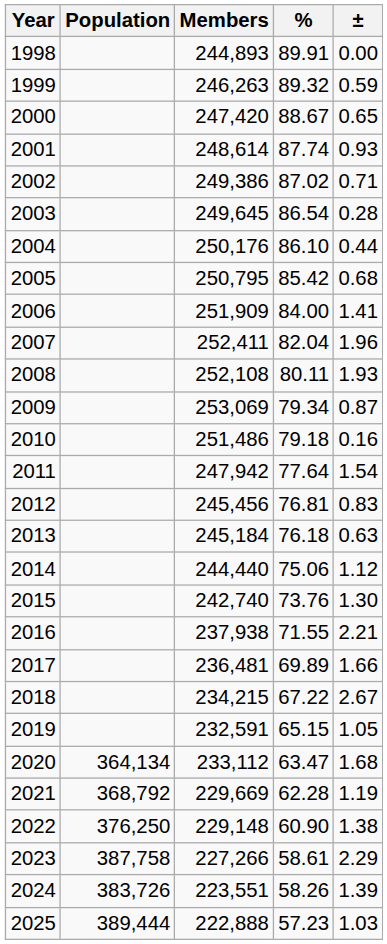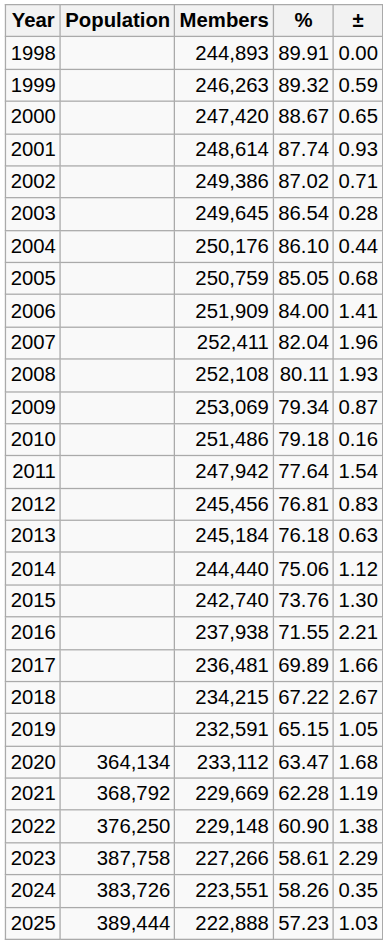(232, 278) 250,795 -> (232, 278) 250,759
(304, 278) 85.42 -> (304, 278) 85.05
(358, 890) 1.39 -> (358, 890) 0.35
